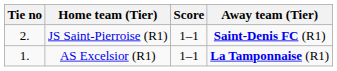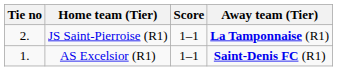(270, 35) Saint-Denis FC (R1) -> (270, 35) La Tamponnaise (R1)
(270, 55) La Tamponnaise (R1) -> (270, 55) Saint-Denis FC (R1)
